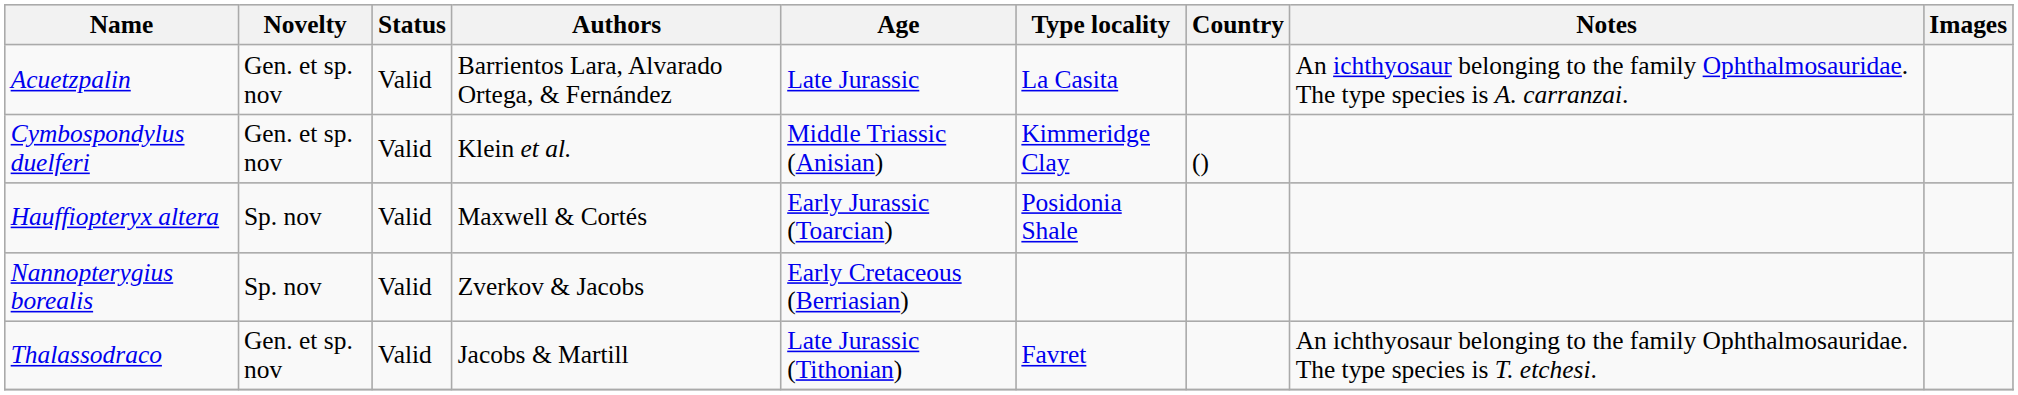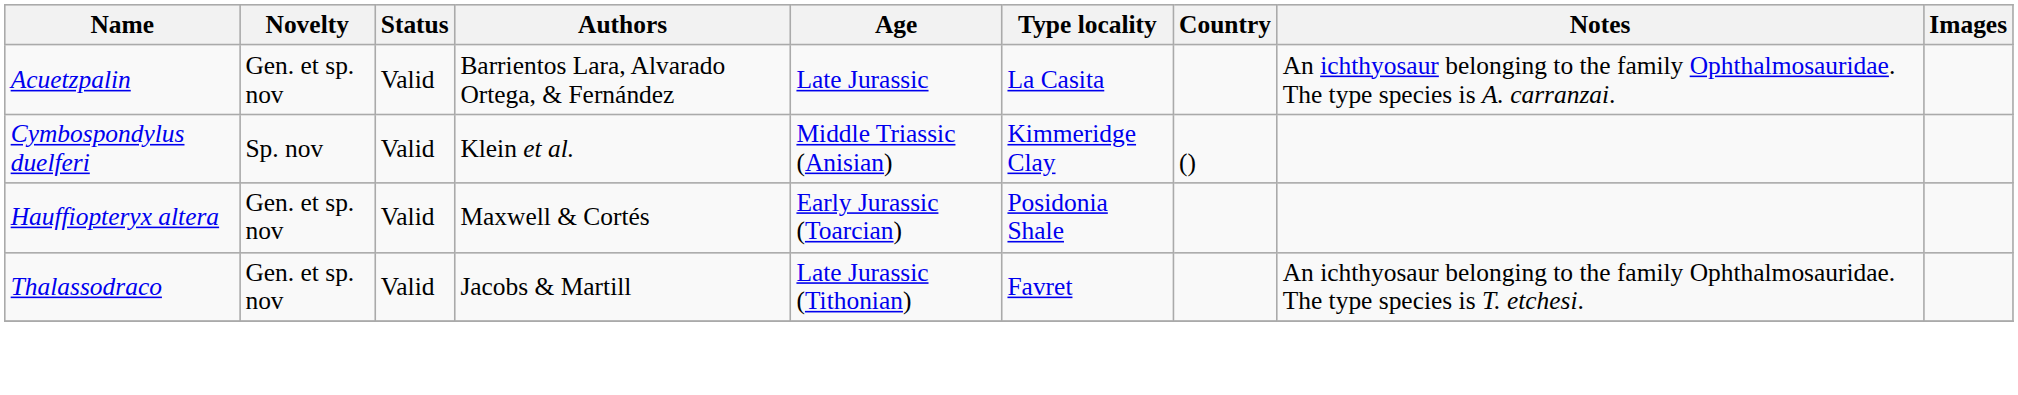(298, 148) Gen. et sp. nov -> (284, 148) Sp. nov
(283, 217) Sp. nov -> (300, 217) Gen. et sp. nov
- row: (92, 286)
